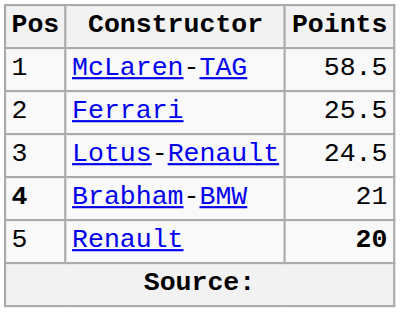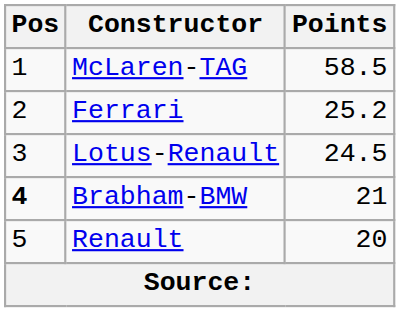(356, 113) 25.5 -> (356, 113) 25.2
(372, 241) bold -> (372, 241) normal
